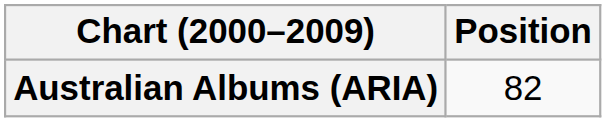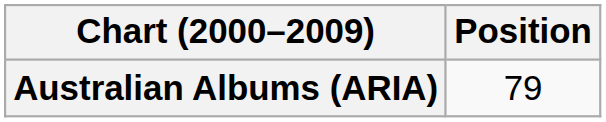(523, 87) 82 -> (523, 87) 79
